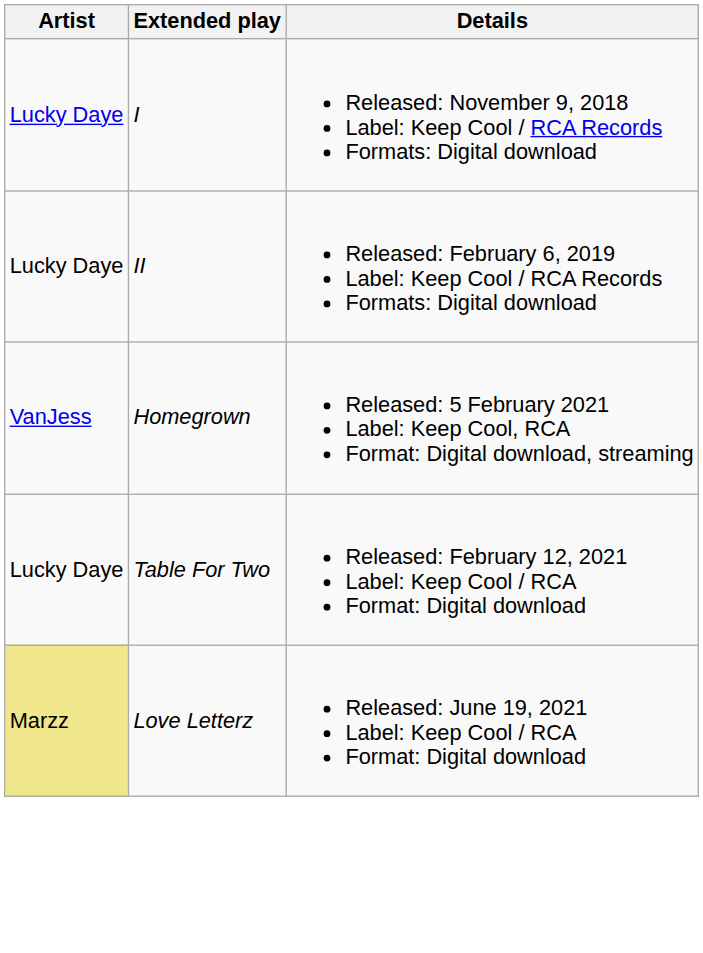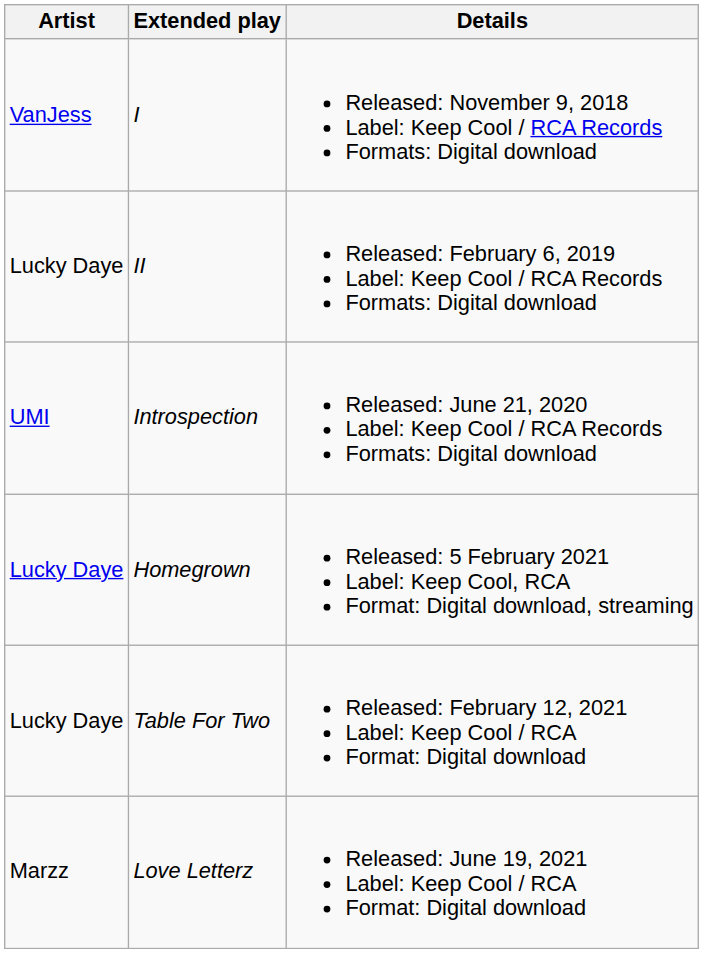(67, 114) Lucky Daye -> (51, 114) VanJess
+ row: (196, 417)
(51, 417) VanJess -> (67, 569) Lucky Daye
(39, 720) khaki background -> (39, 872) no background
